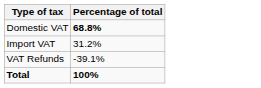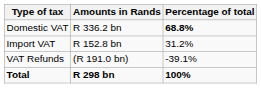+ column: (117, 12)
